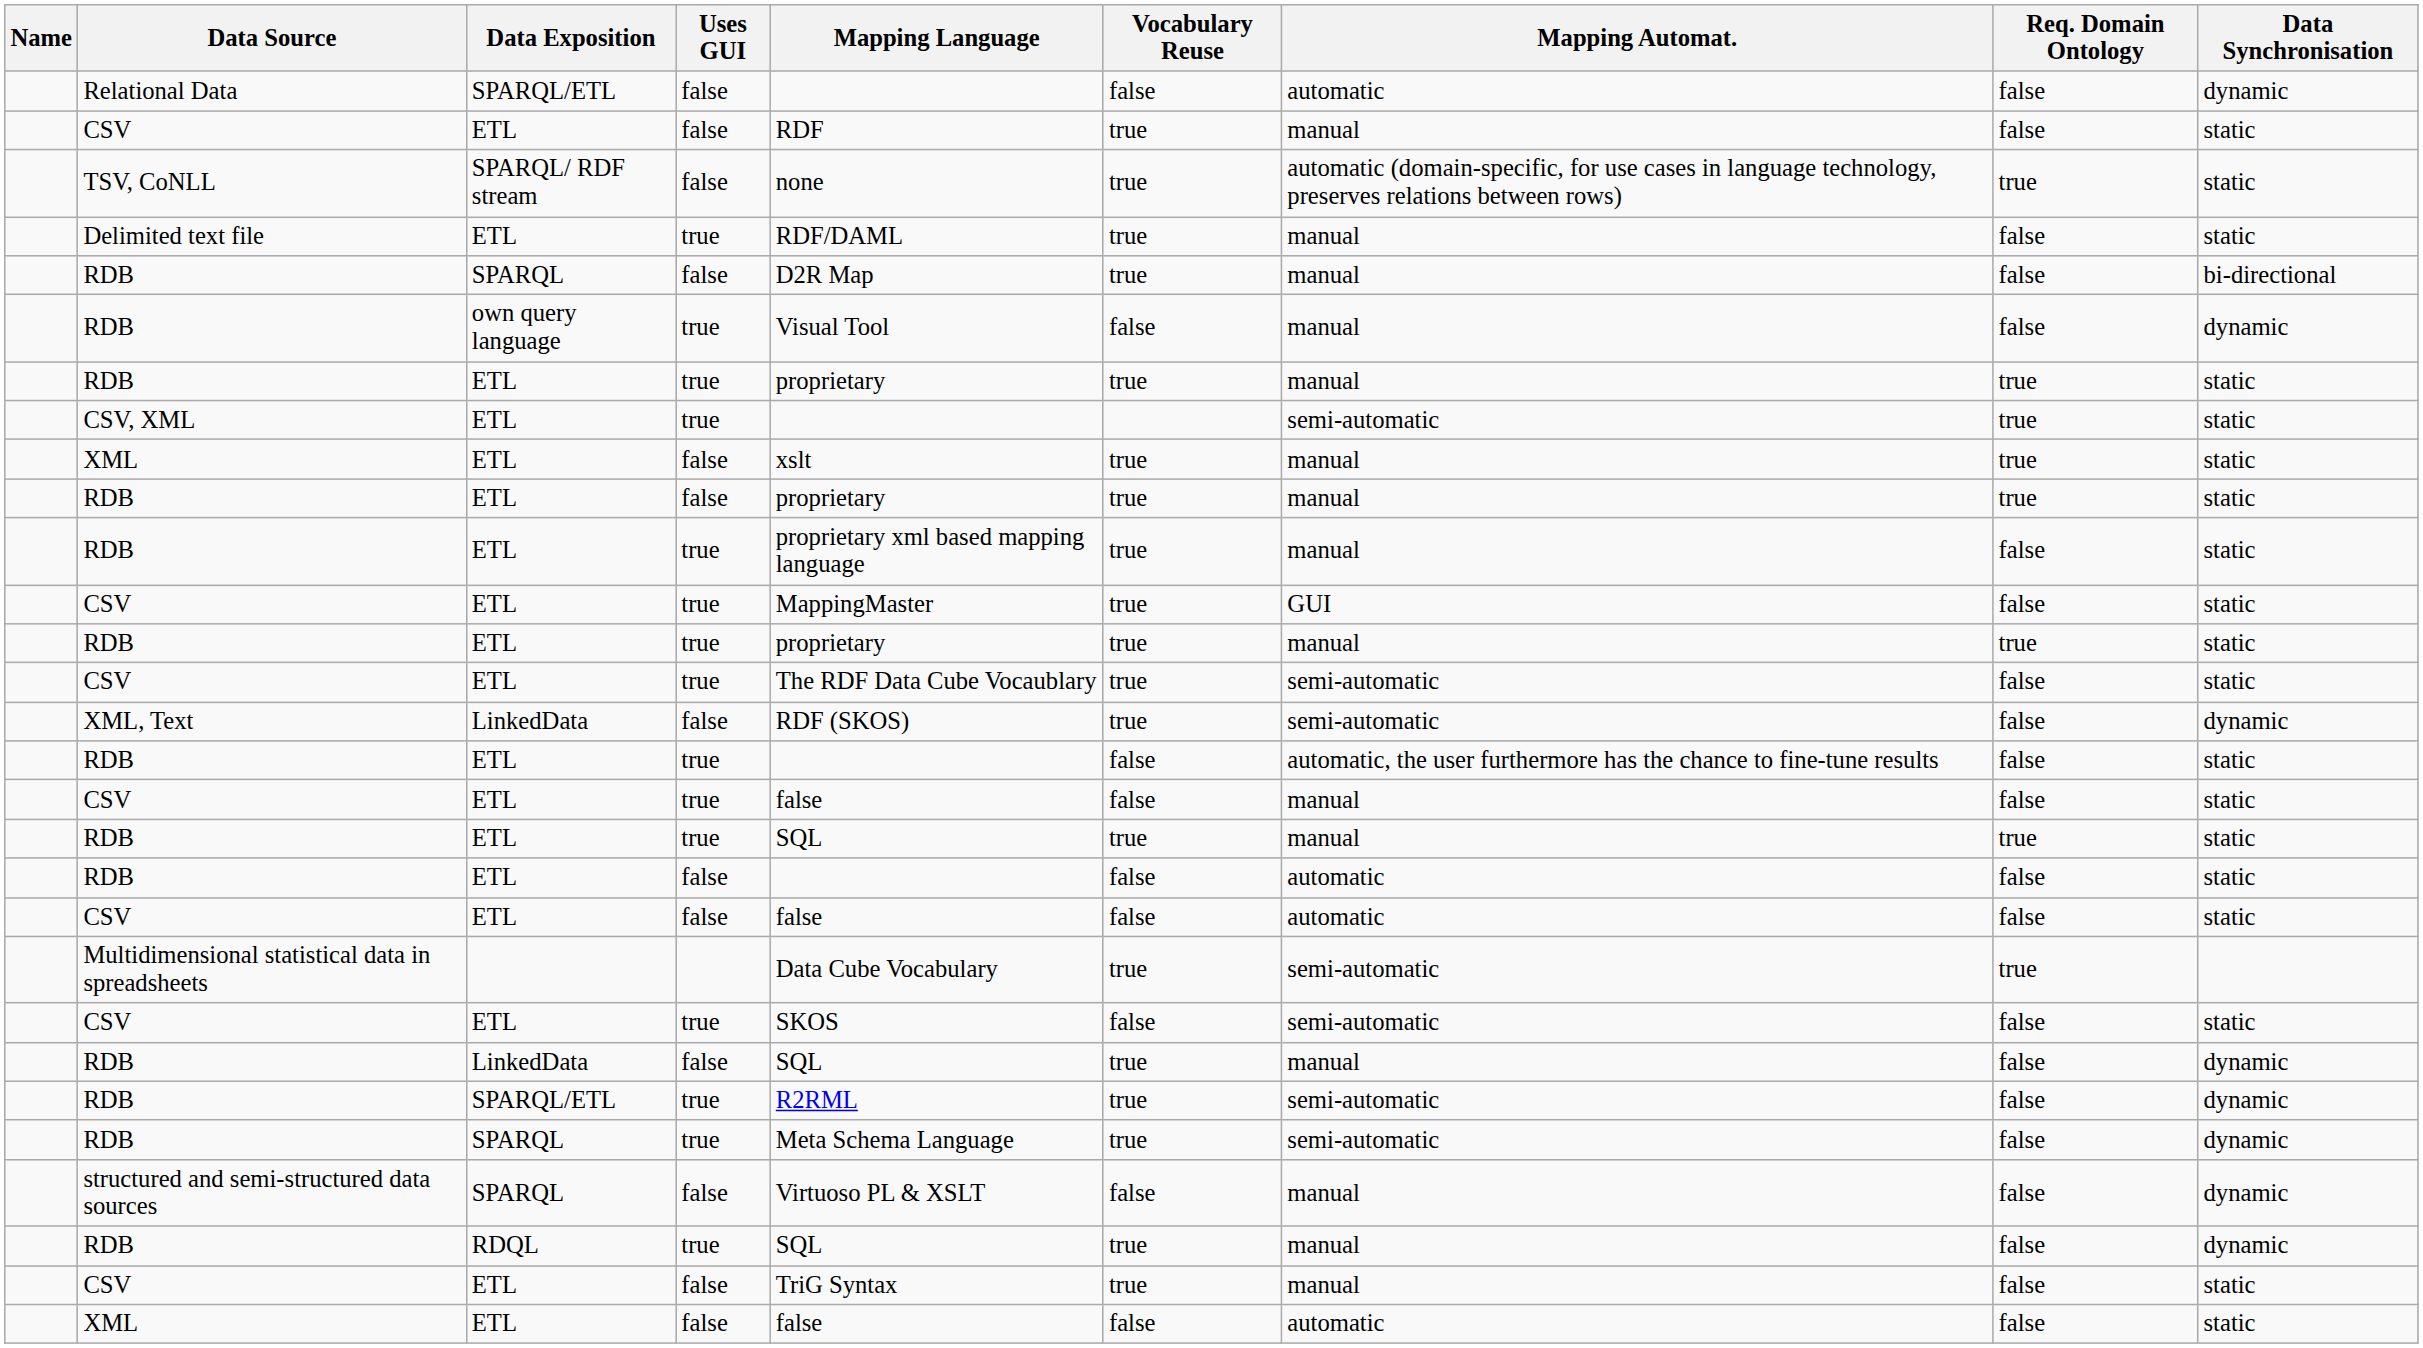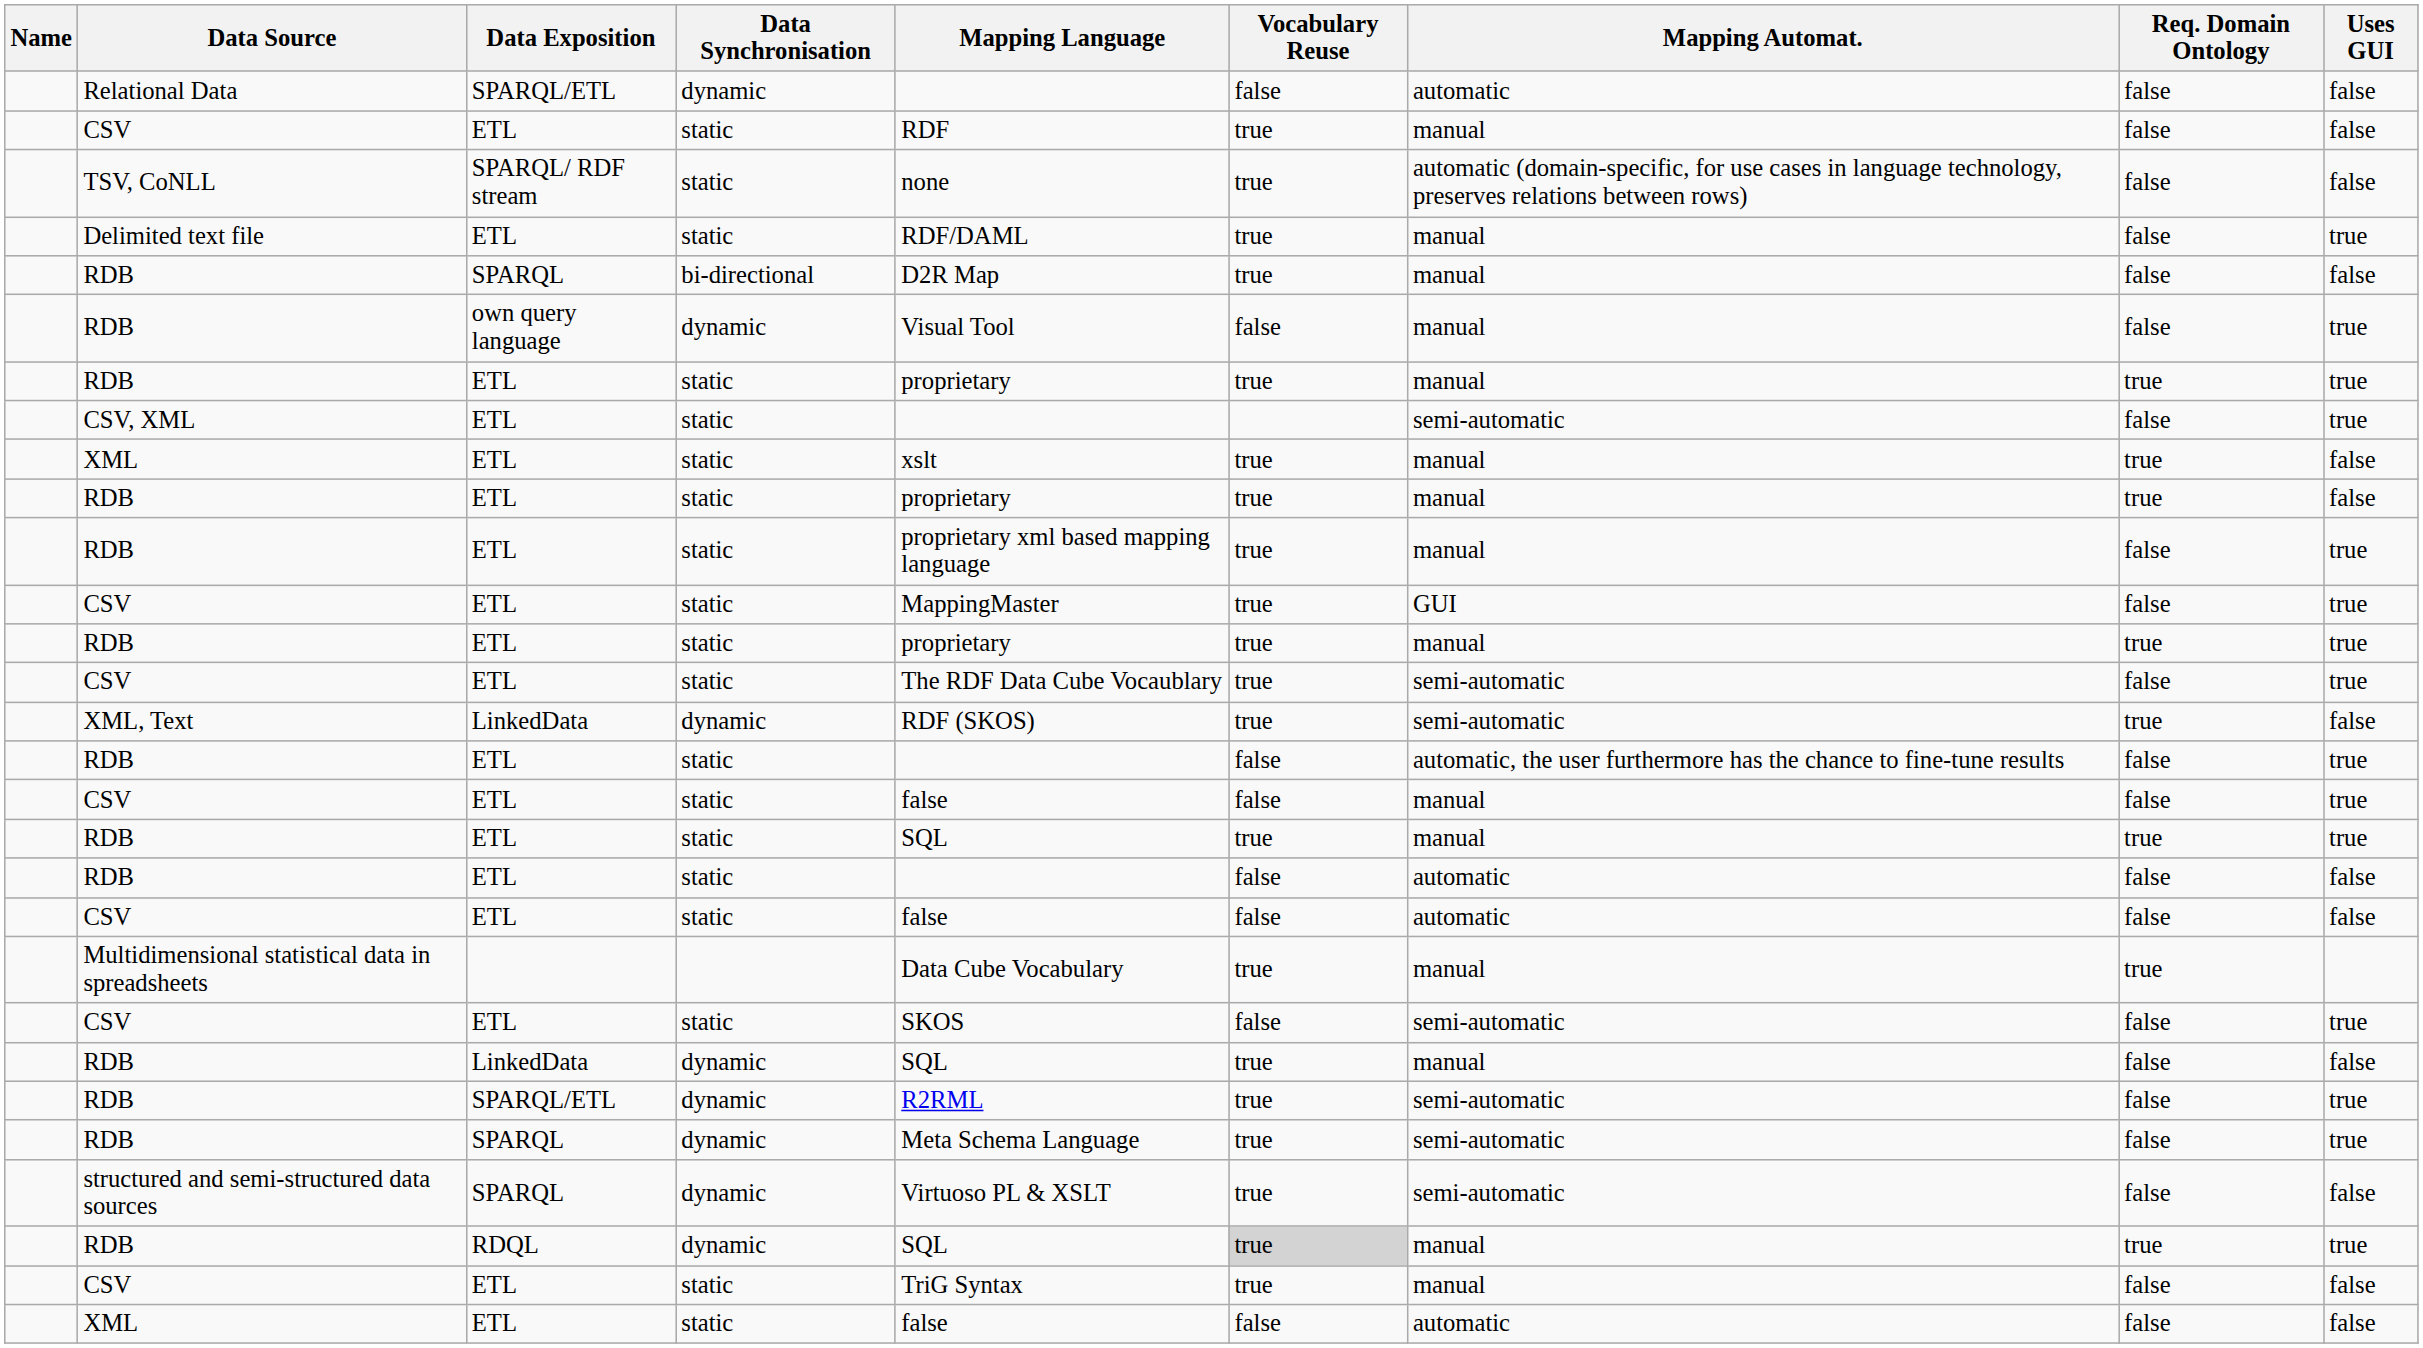columns swapped: (2308, 37) <-> (723, 37)
(2018, 182) true -> (2147, 182) false
(2018, 419) true -> (2147, 419) false
(2022, 721) false -> (2143, 721) true
(1363, 969) semi-automatic -> (1449, 969) manual
(1132, 1192) false -> (1254, 1192) true
(1324, 1192) manual -> (1489, 1192) semi-automatic
(1128, 1245) no background -> (1254, 1245) lightgrey background
(2022, 1245) false -> (2143, 1245) true
